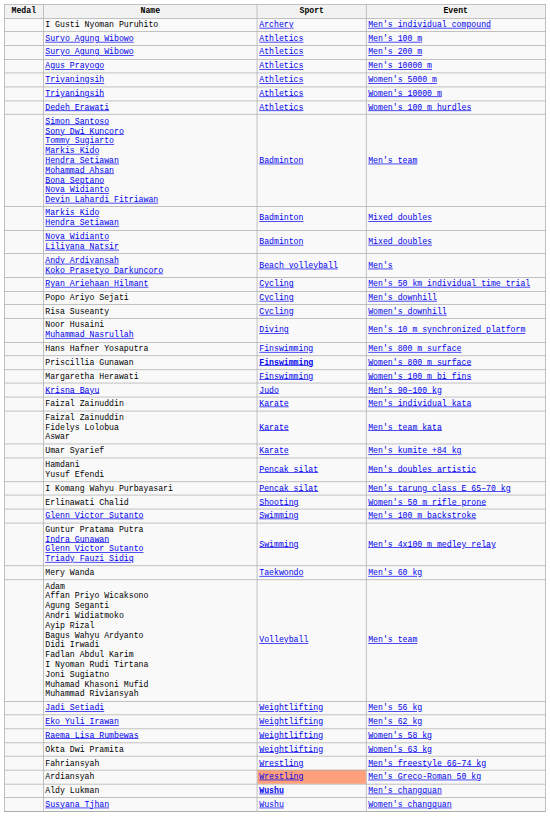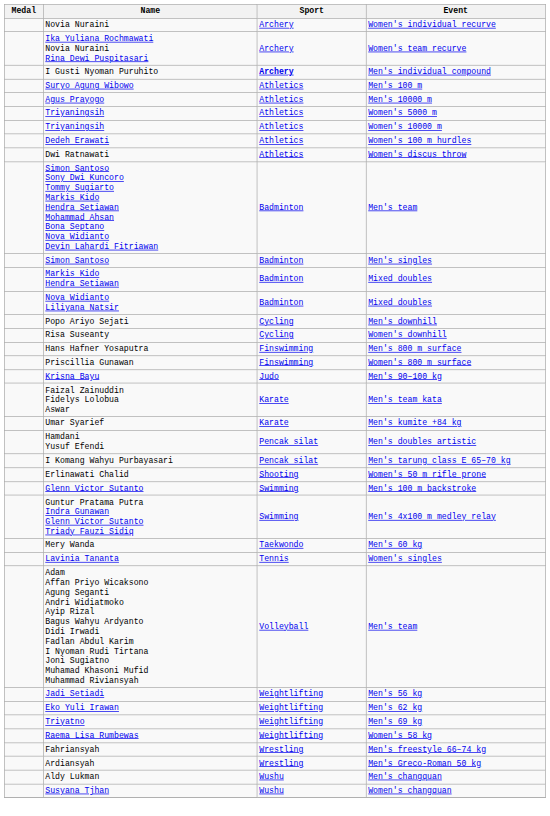+ row: (77, 25)
+ row: (99, 48)
(276, 25) normal -> (276, 72) bold
- row: (89, 52)
+ row: (77, 154)
+ row: (77, 260)
- row: (104, 265)
- row: (97, 284)
- row: (89, 330)
(286, 362) bold -> (286, 362) normal
- row: (92, 376)
- row: (85, 404)
+ row: (82, 559)
+ row: (65, 722)
- row: (85, 749)
(281, 777) lightsalmon background -> (281, 763) no background
(272, 790) bold -> (272, 777) normal
